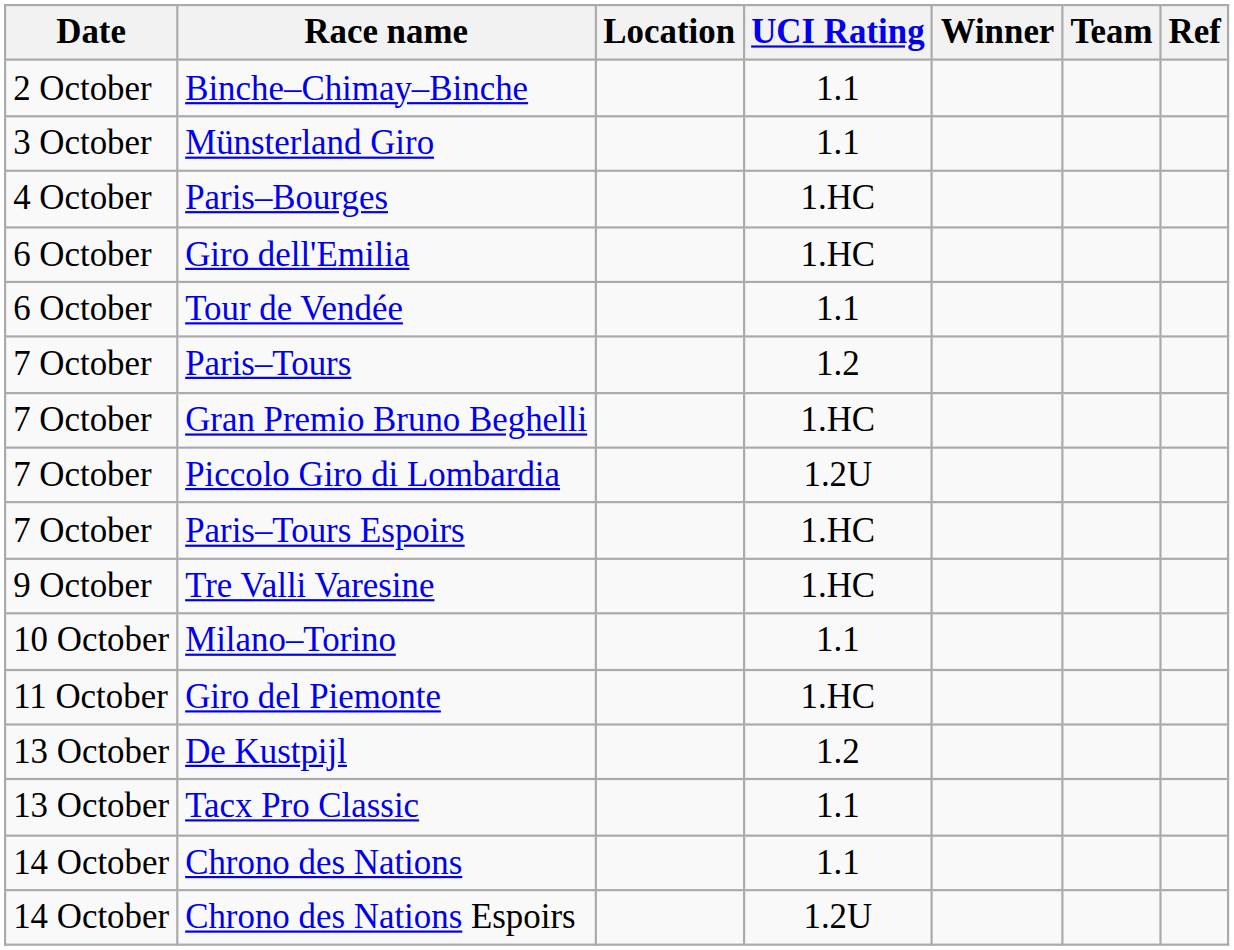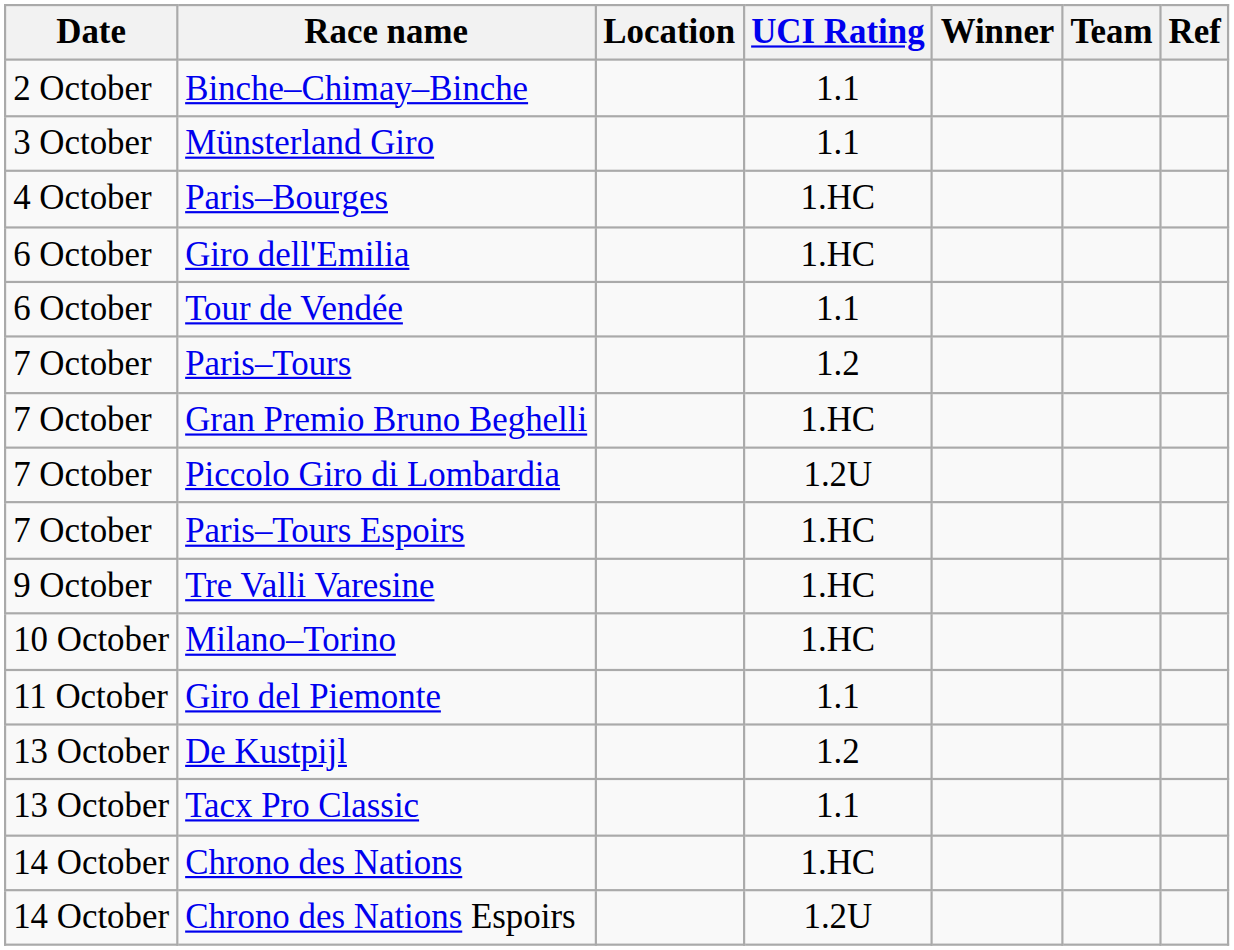(838, 640) 1.1 -> (838, 640) 1.HC
(838, 695) 1.HC -> (838, 695) 1.1
(838, 861) 1.1 -> (838, 861) 1.HC
